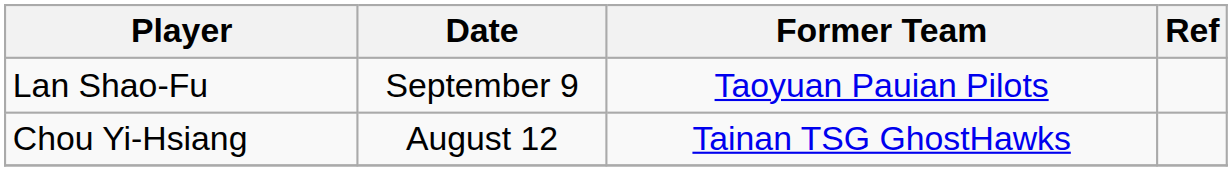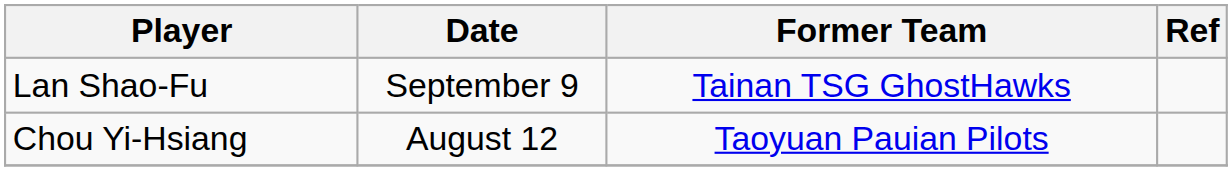(882, 84) Taoyuan Pauian Pilots -> (882, 84) Tainan TSG GhostHawks
(882, 138) Tainan TSG GhostHawks -> (882, 138) Taoyuan Pauian Pilots
